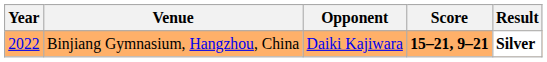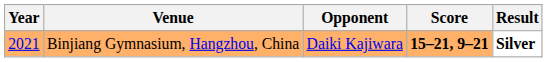(24, 43) 2022 -> (24, 43) 2021
